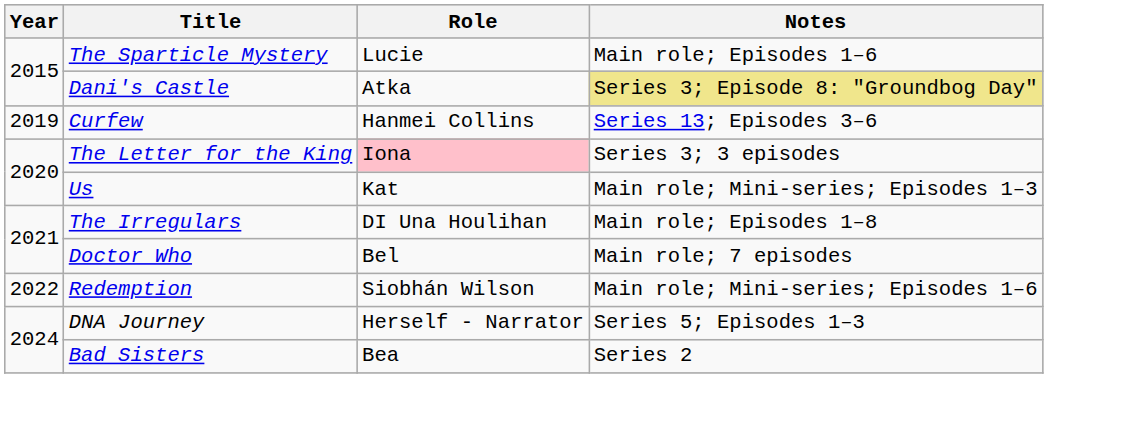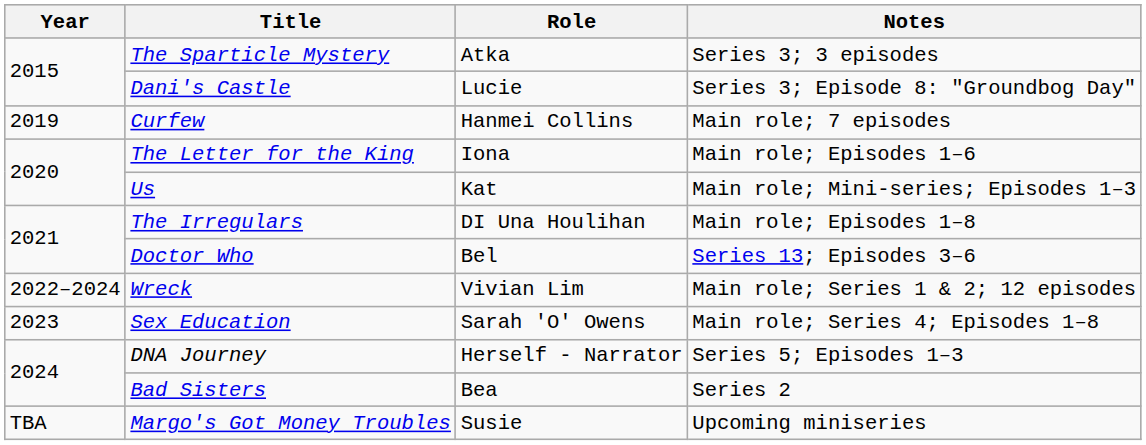(393, 55) Lucie -> (485, 55) Atka
(735, 55) Main role; Episodes 1–6 -> (816, 55) Series 3; 3 episodes
(387, 88) Atka -> (491, 88) Lucie
(816, 88) khaki background -> (914, 88) no background
(735, 122) Series 13; Episodes 3–6 -> (822, 122) Main role; 7 episodes
(387, 155) pink background -> (485, 155) no background
(717, 155) Series 3; 3 episodes -> (834, 155) Main role; Episodes 1–6
(723, 256) Main role; 7 episodes -> (834, 256) Series 13; Episodes 3–6
- row: (130, 289)
+ row: (161, 289)
+ row: (211, 323)
+ row: (291, 423)
